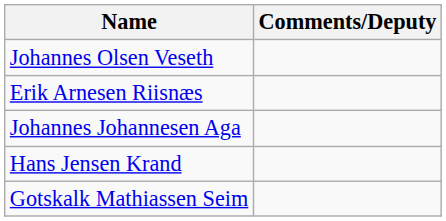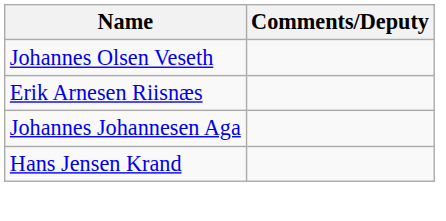- row: (129, 198)
